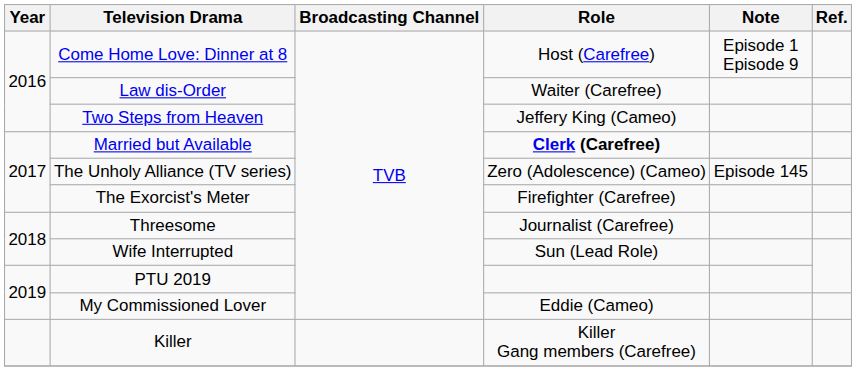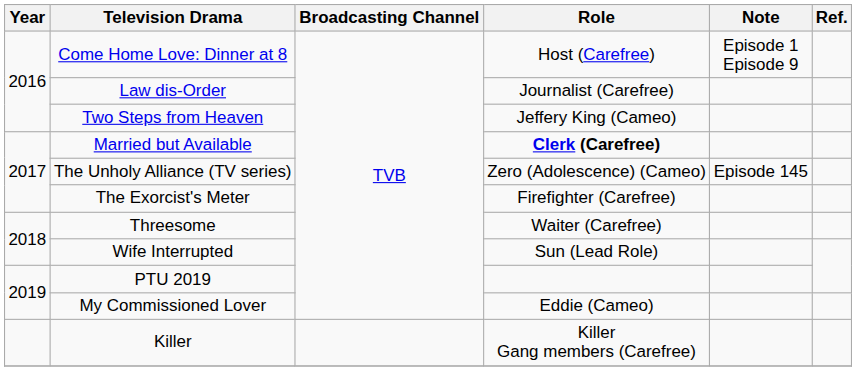(596, 90) Waiter (Carefree) -> (596, 90) Journalist (Carefree)
(596, 225) Journalist (Carefree) -> (596, 225) Waiter (Carefree)
